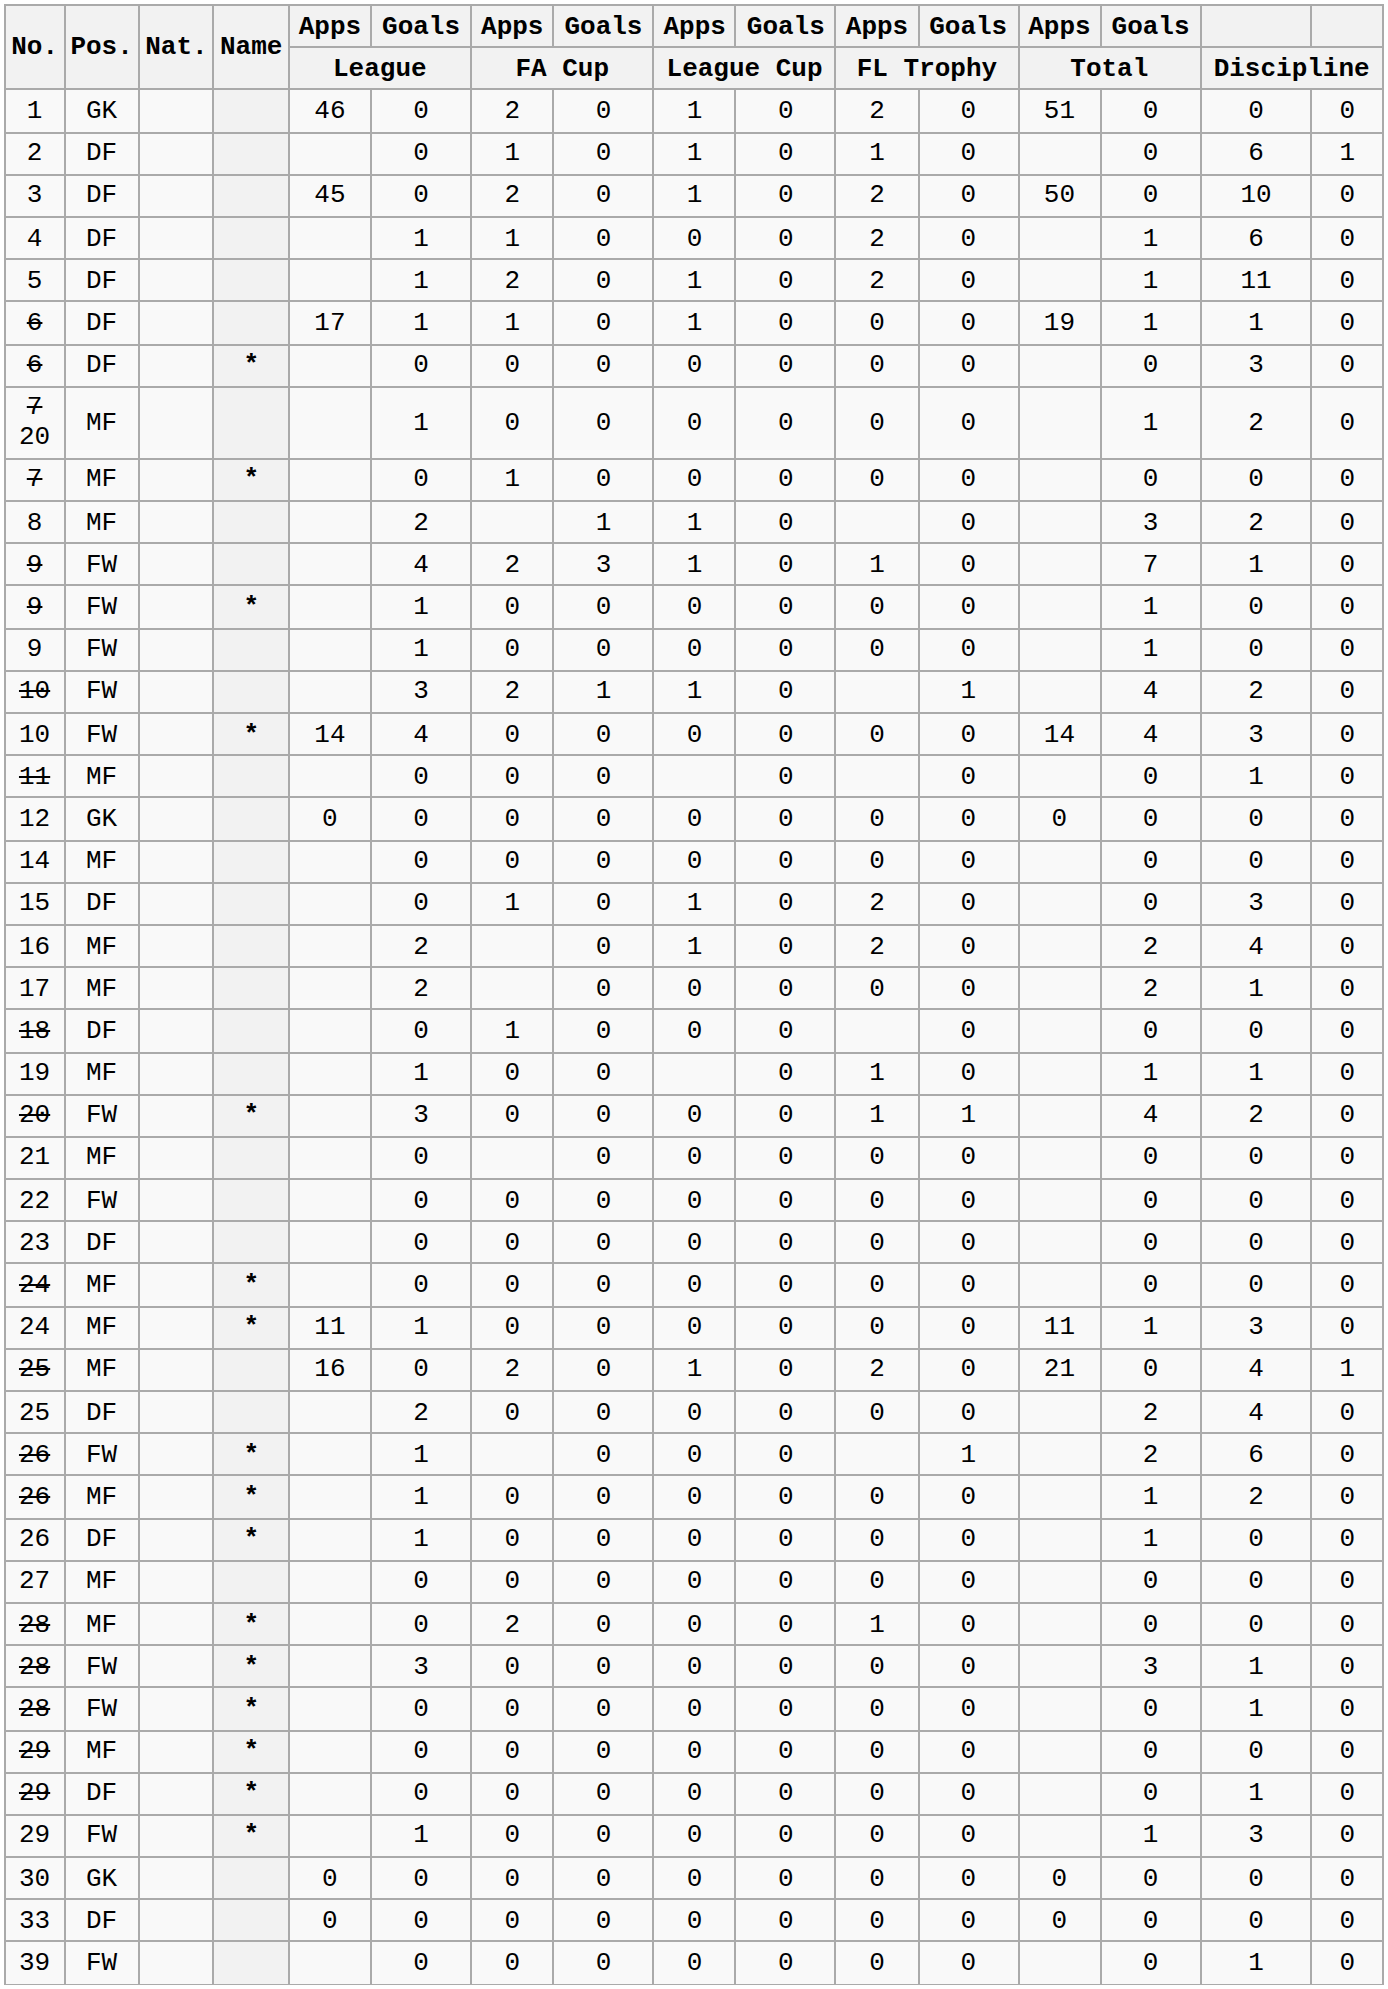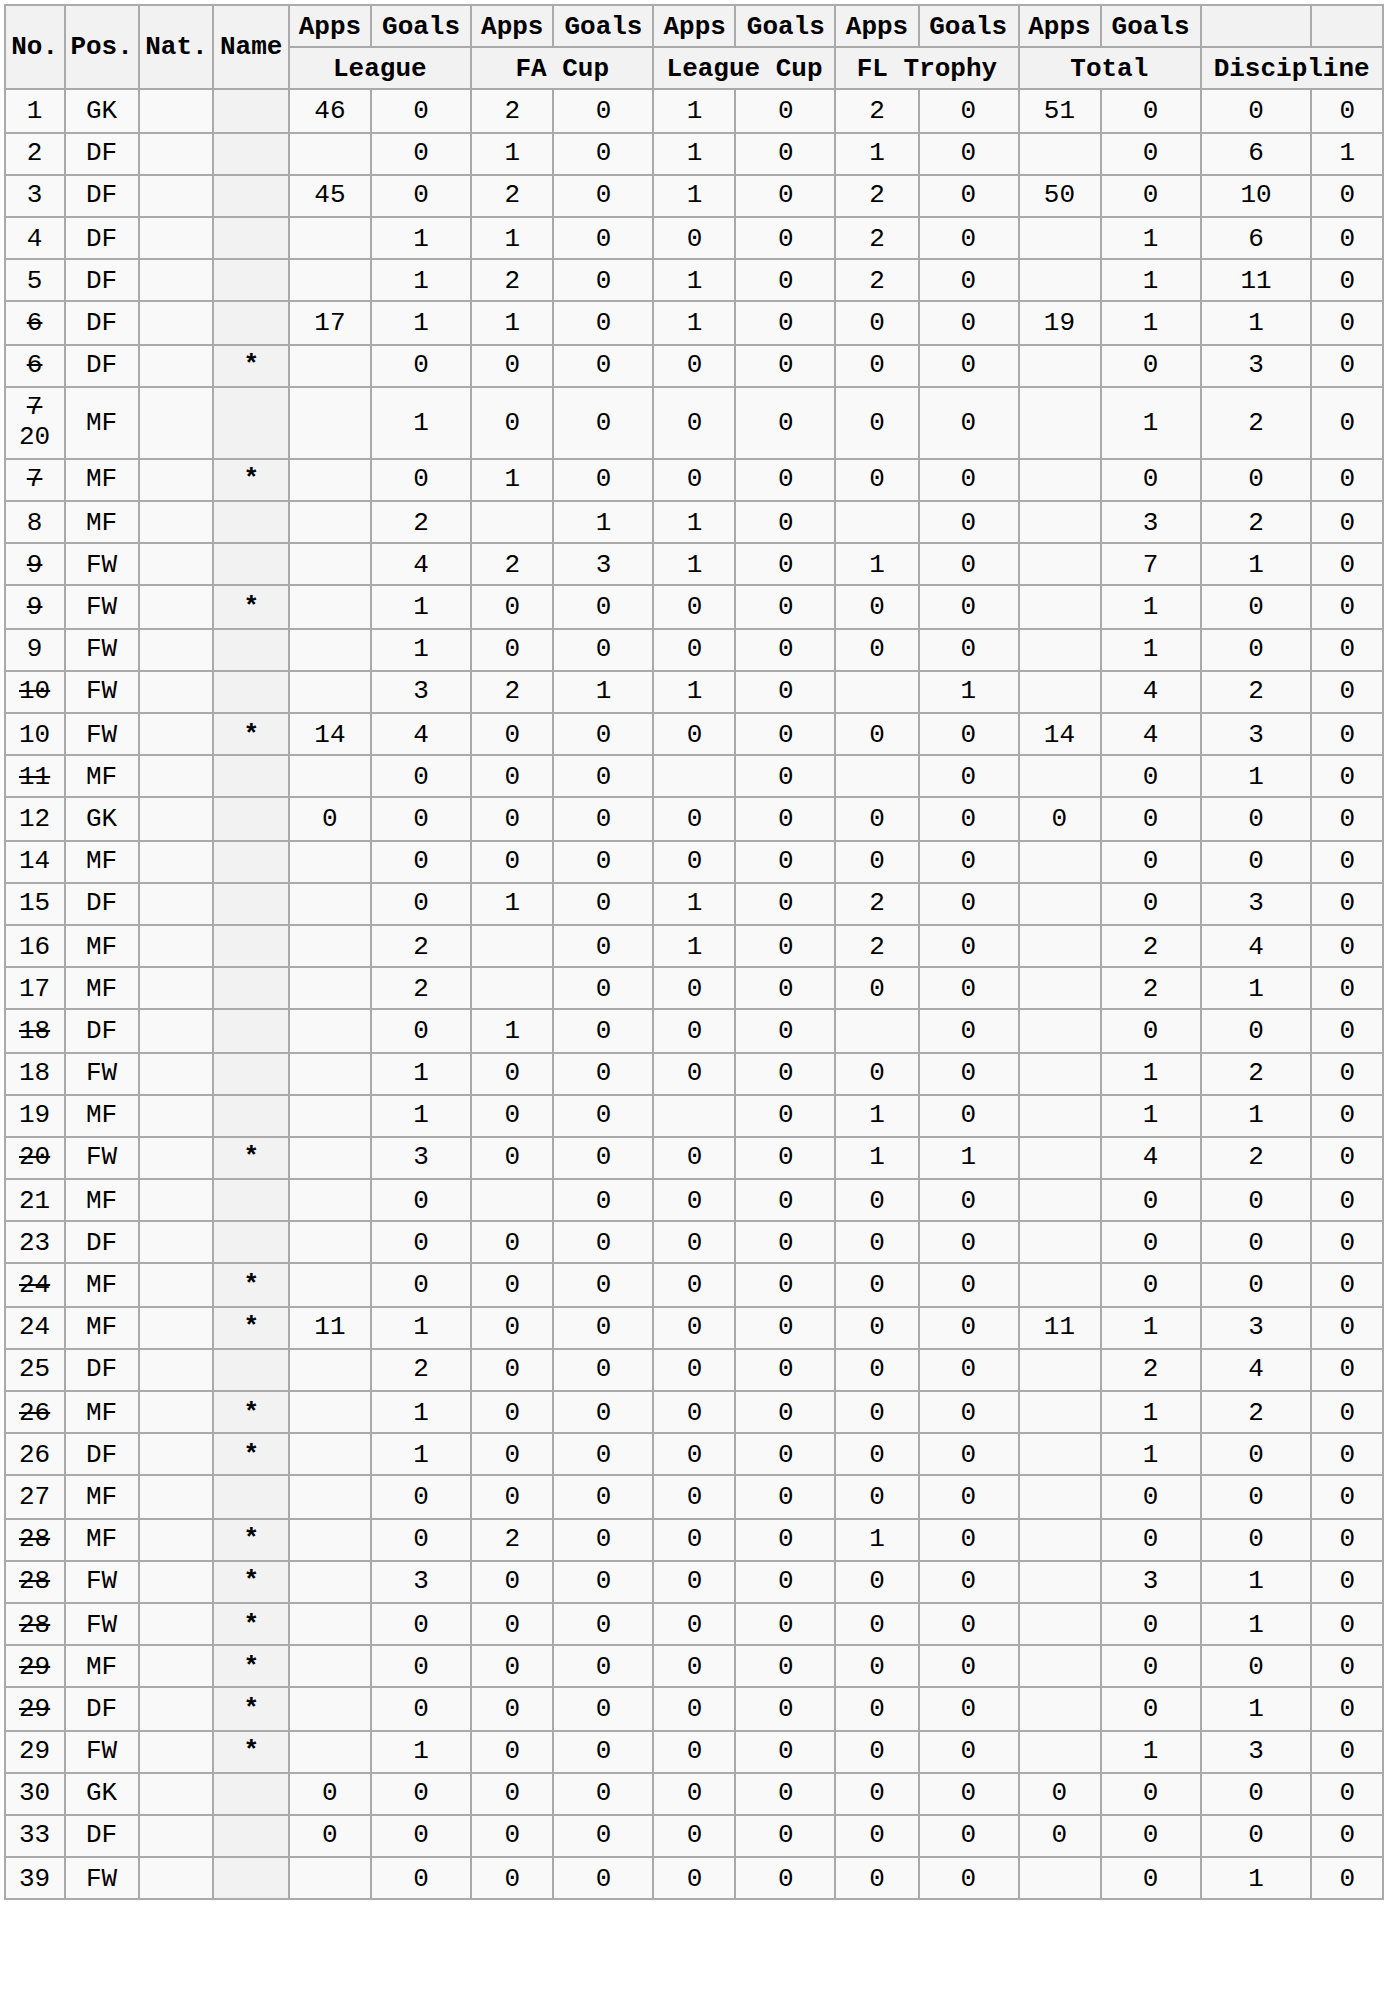+ row: (35, 1073)
- row: (35, 1200)
- row: (35, 1370)
- row: (35, 1455)
